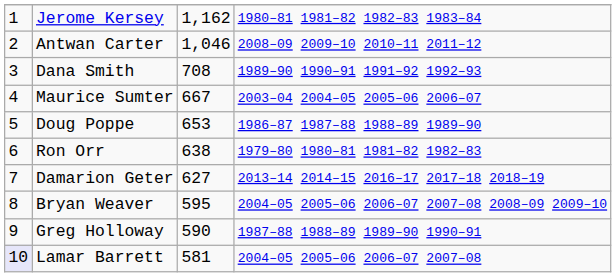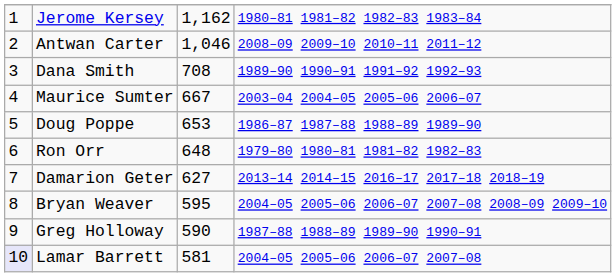(196, 151) 638 -> (196, 151) 648
